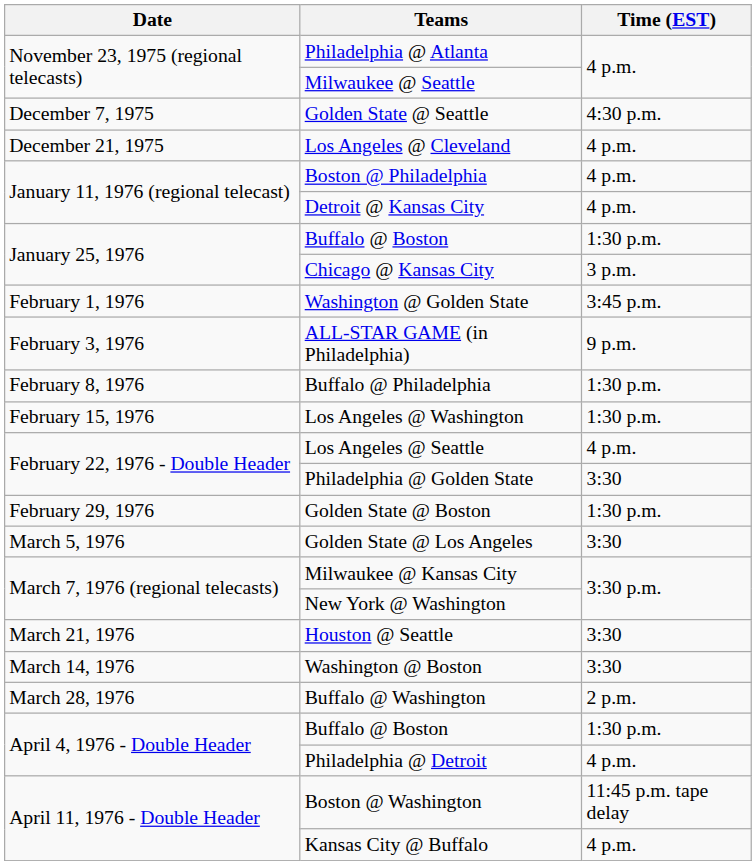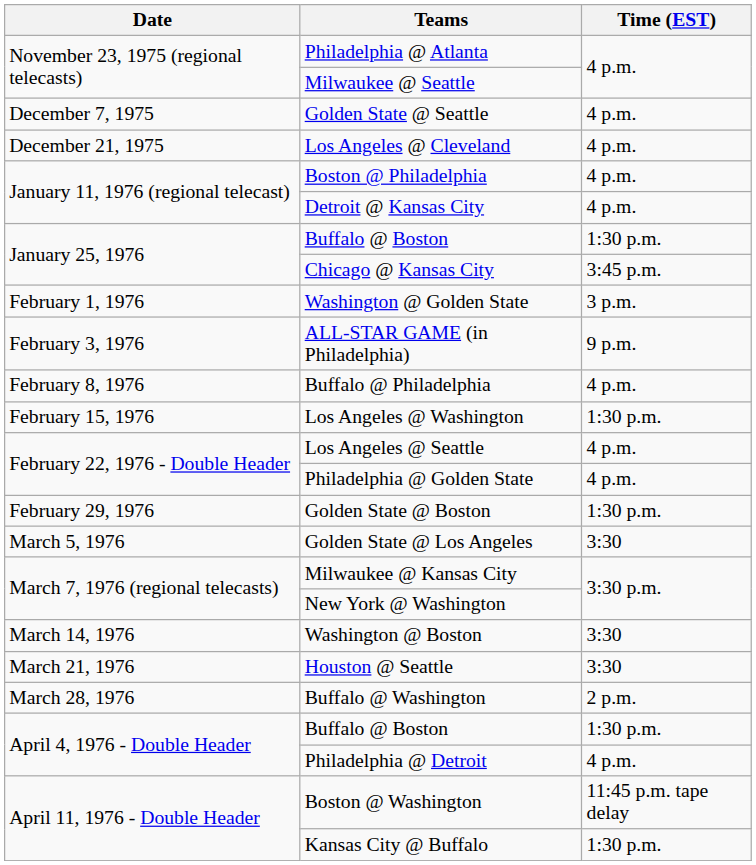(624, 113) 4:30 p.m. -> (611, 113) 4 p.m.
(611, 269) 3 p.m. -> (624, 269) 3:45 p.m.
(624, 301) 3:45 p.m. -> (611, 301) 3 p.m.
(624, 385) 1:30 p.m. -> (611, 385) 4 p.m.
(604, 479) 3:30 -> (611, 479) 4 p.m.
rows swapped: (72, 666) <-> (72, 635)
(611, 844) 4 p.m. -> (624, 844) 1:30 p.m.
